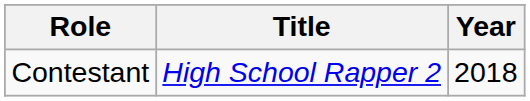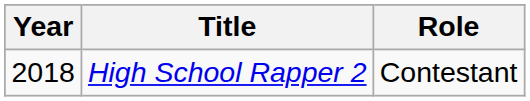columns swapped: (486, 27) <-> (80, 27)
